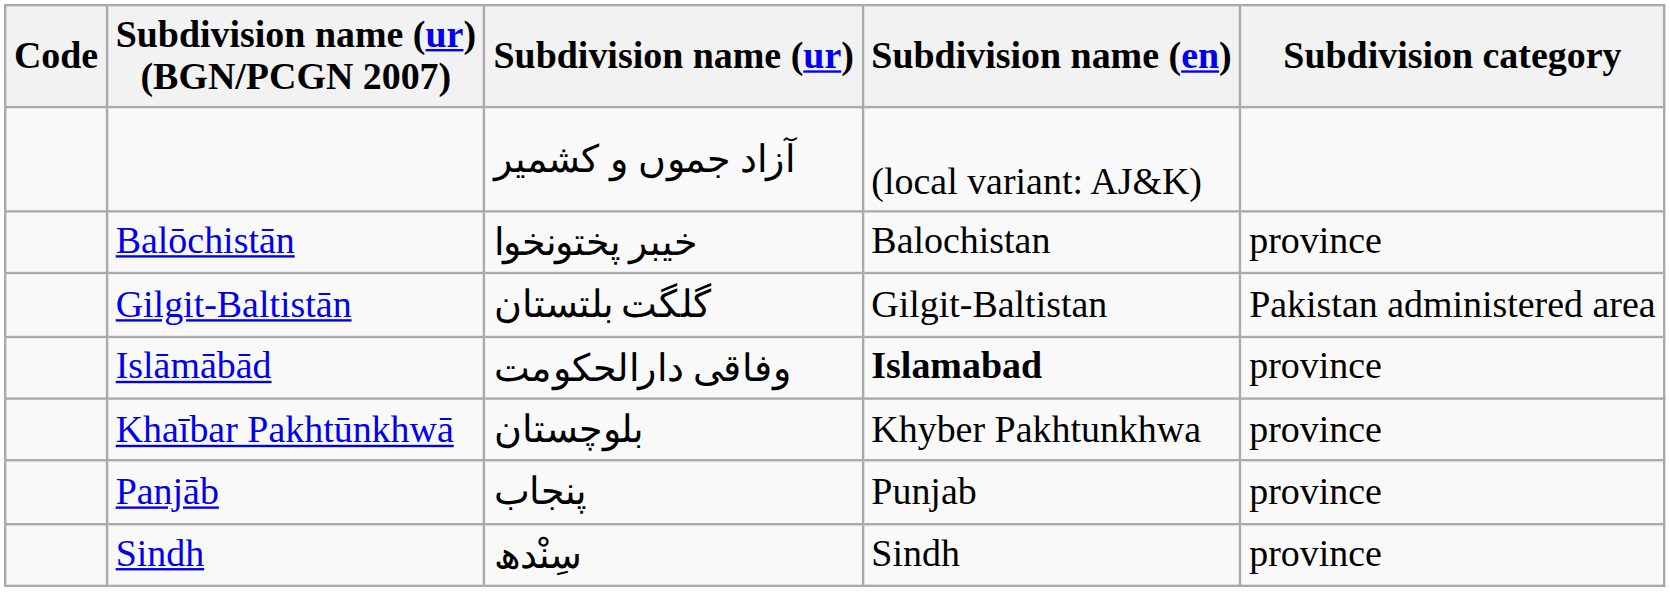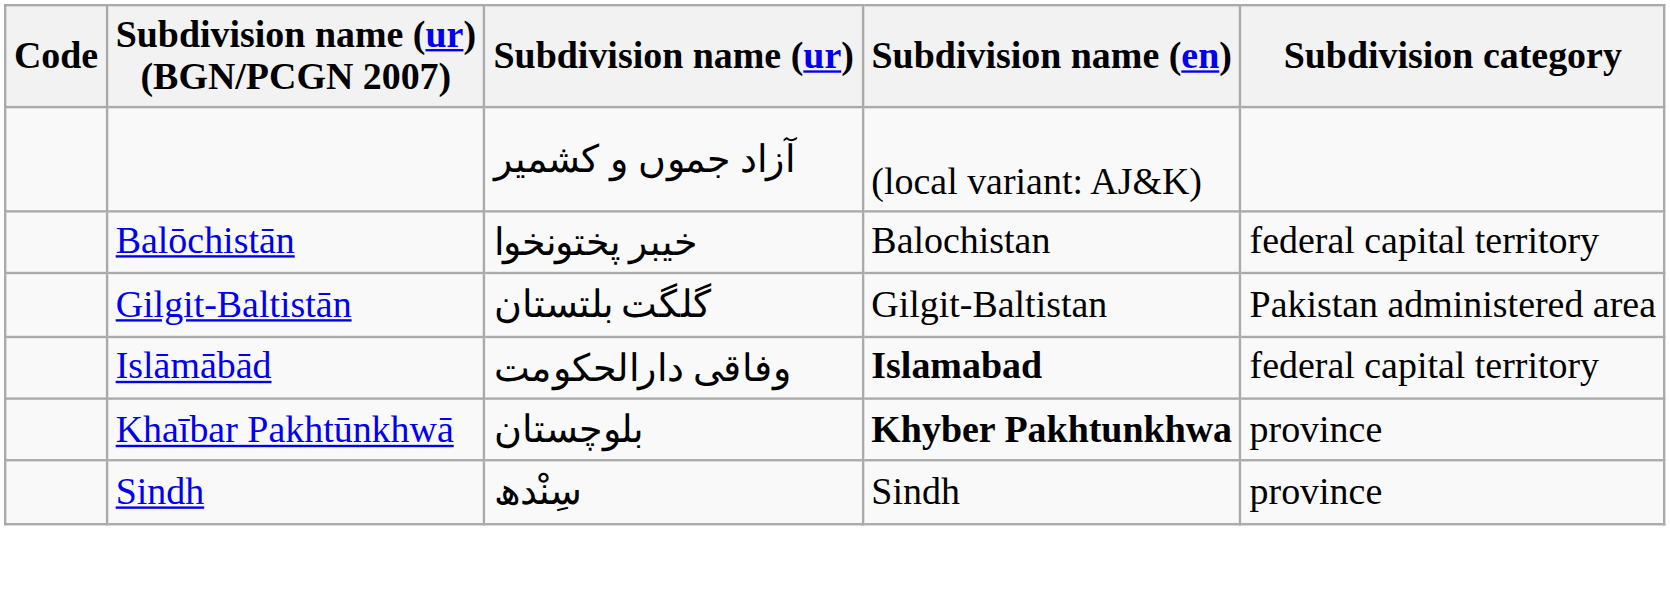(1316, 241) province -> (1424, 241) federal capital territory
(1316, 366) province -> (1424, 366) federal capital territory
(1036, 428) normal -> (1052, 428) bold
- row: (167, 491)
